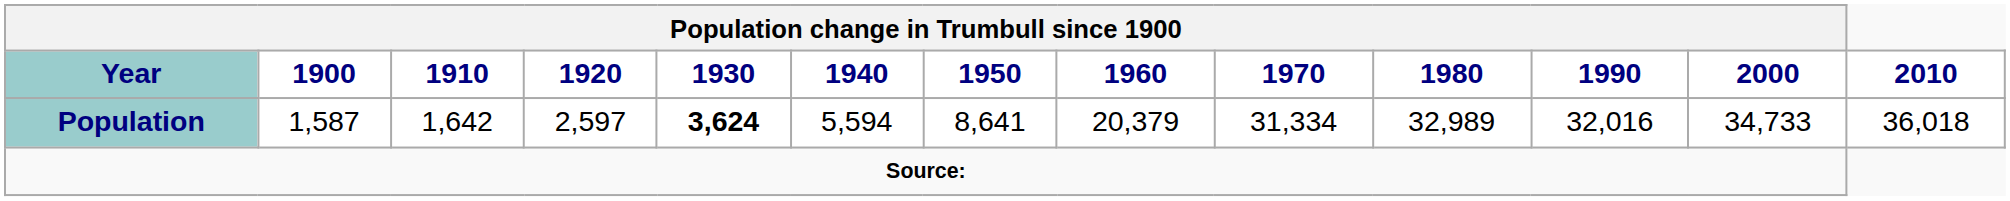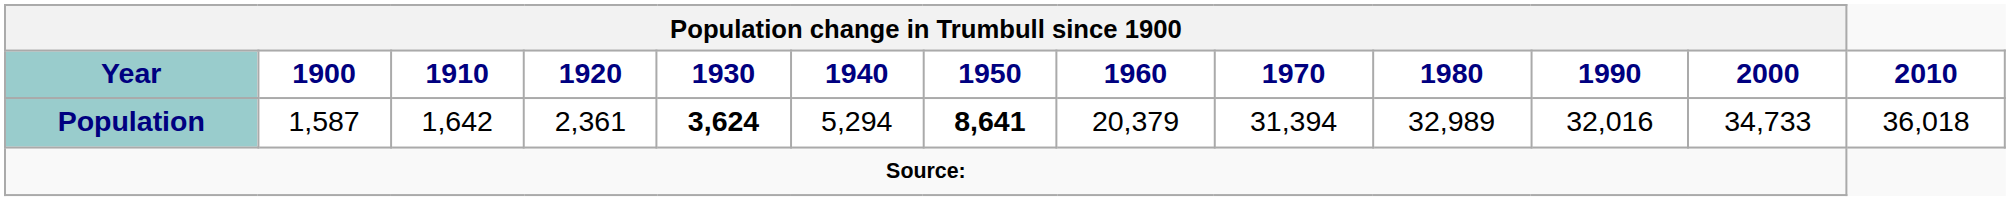(590, 122) 2,597 -> (590, 122) 2,361
(857, 122) 5,594 -> (857, 122) 5,294
(990, 122) normal -> (990, 122) bold
(1294, 122) 31,334 -> (1294, 122) 31,394
